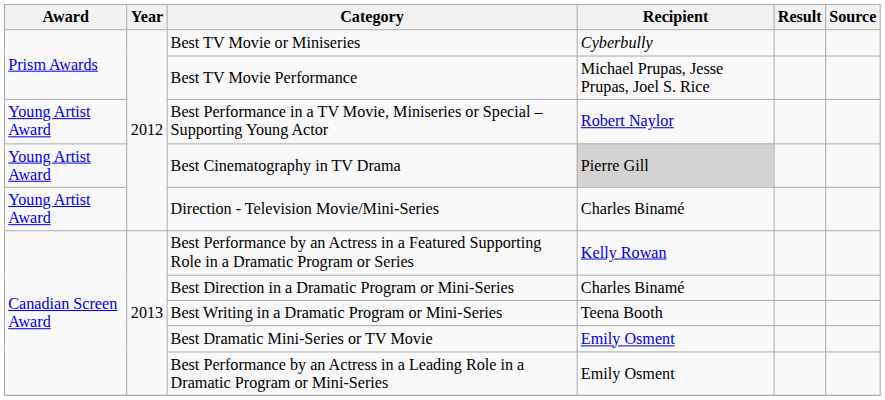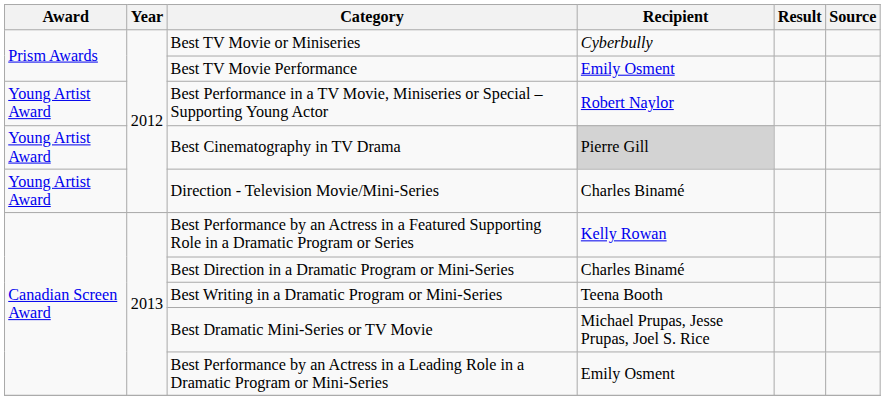(652, 77) Michael Prupas, Jesse Prupas, Joel S. Rice -> (628, 68) Emily Osment
(628, 338) Emily Osment -> (652, 329) Michael Prupas, Jesse Prupas, Joel S. Rice
